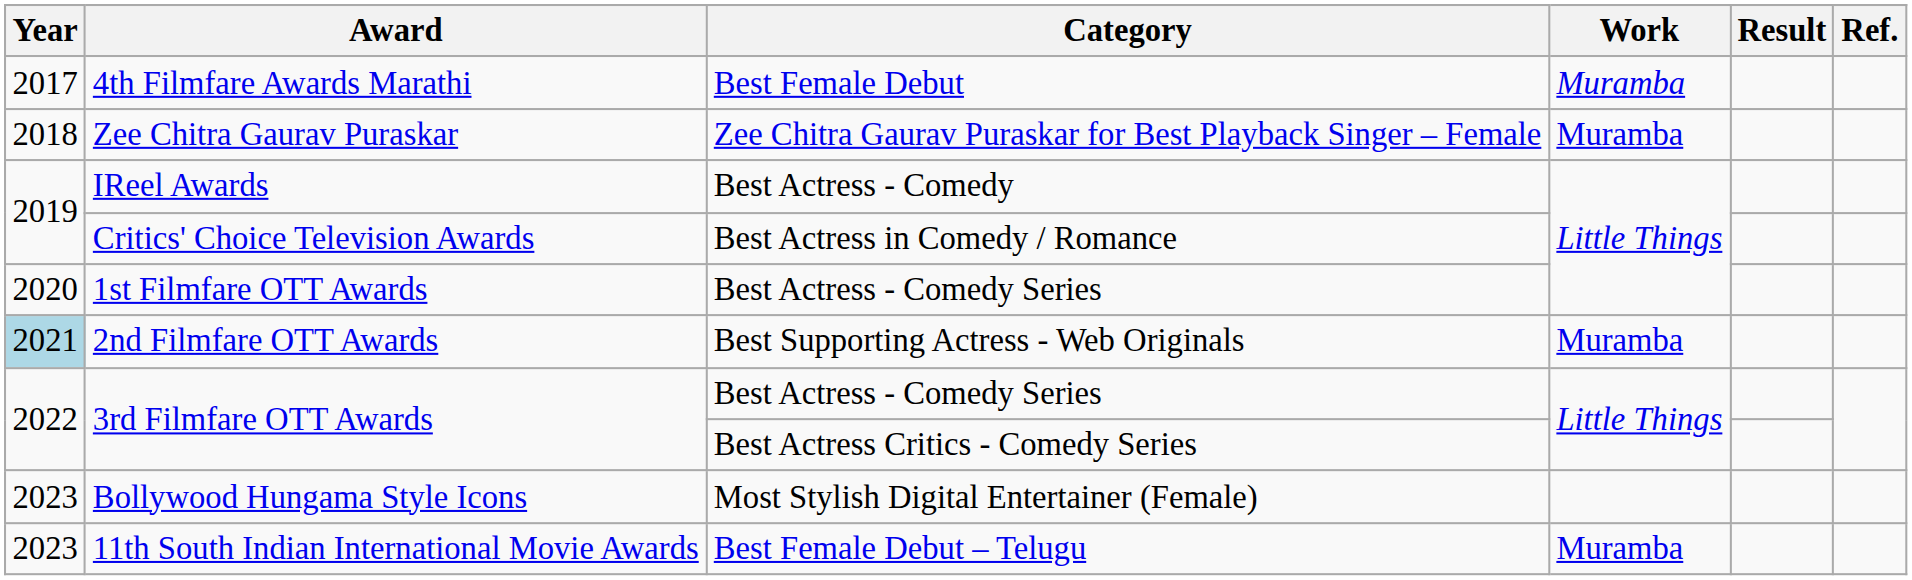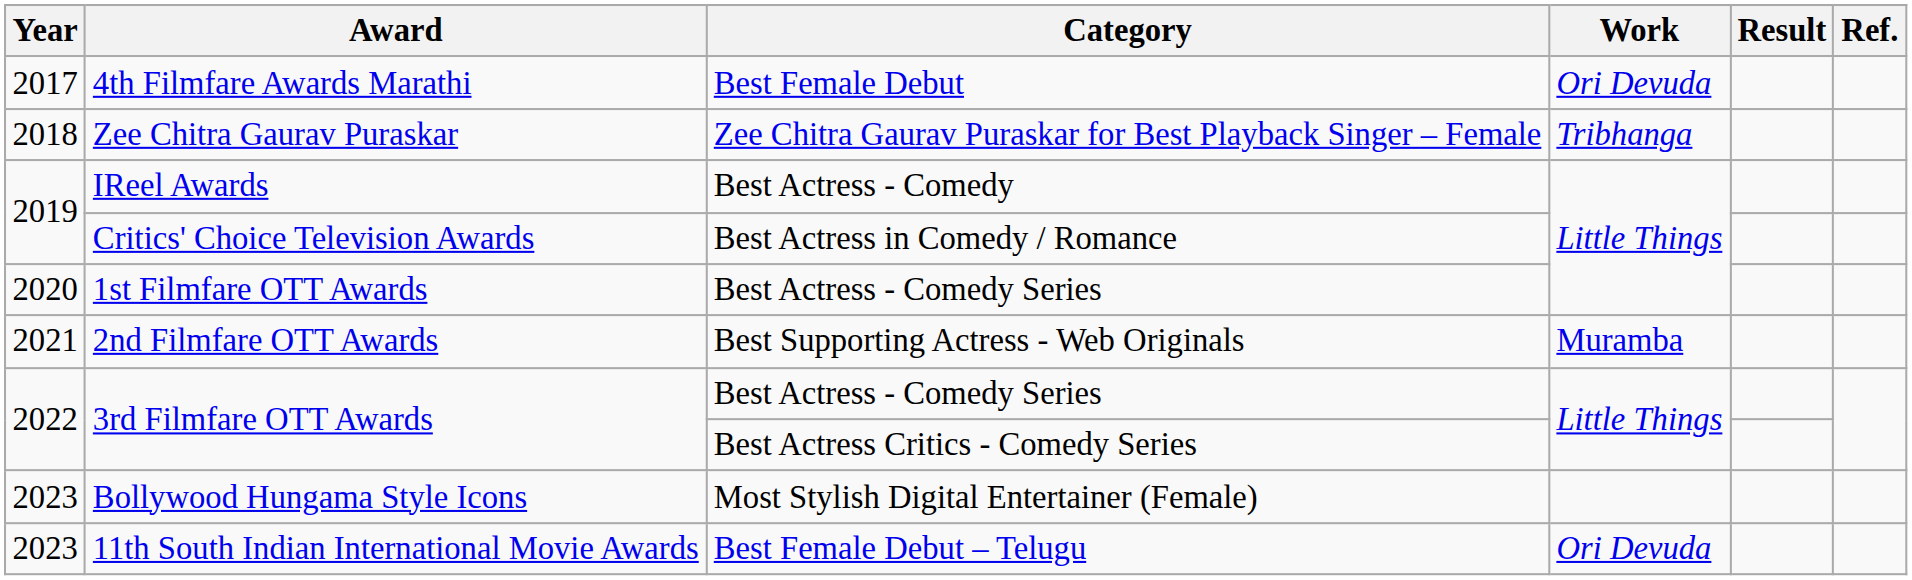(1621, 82) Muramba -> (1634, 82) Ori Devuda
(1620, 133) Muramba -> (1624, 133) Tribhanga
(45, 340) lightblue background -> (45, 340) no background
(1620, 548) Muramba -> (1634, 548) Ori Devuda
